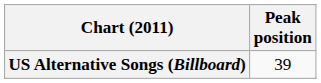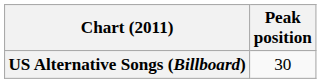(283, 64) 39 -> (283, 64) 30
